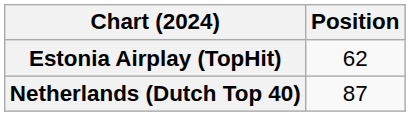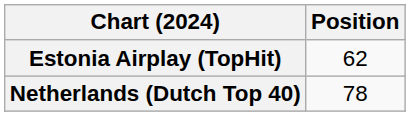(355, 93) 87 -> (355, 93) 78
